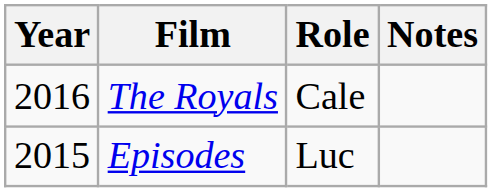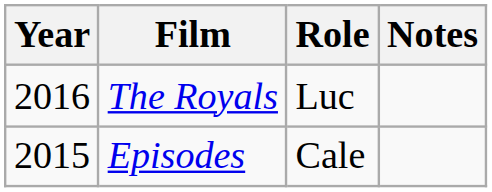(330, 95) Cale -> (325, 95) Luc
(325, 155) Luc -> (330, 155) Cale
